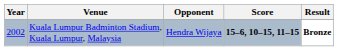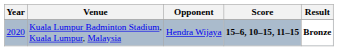(16, 33) 2002 -> (16, 33) 2020
